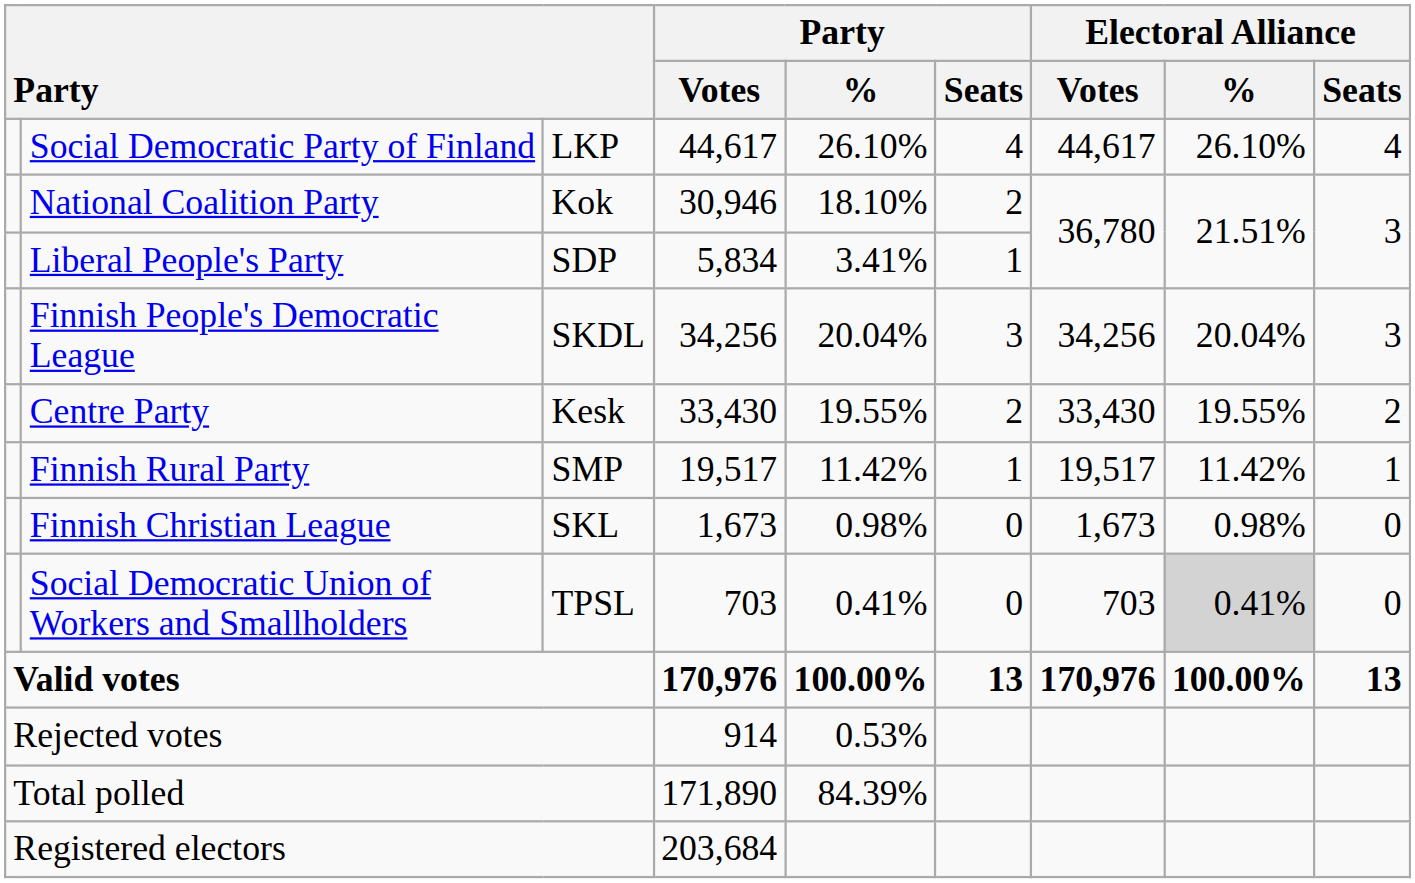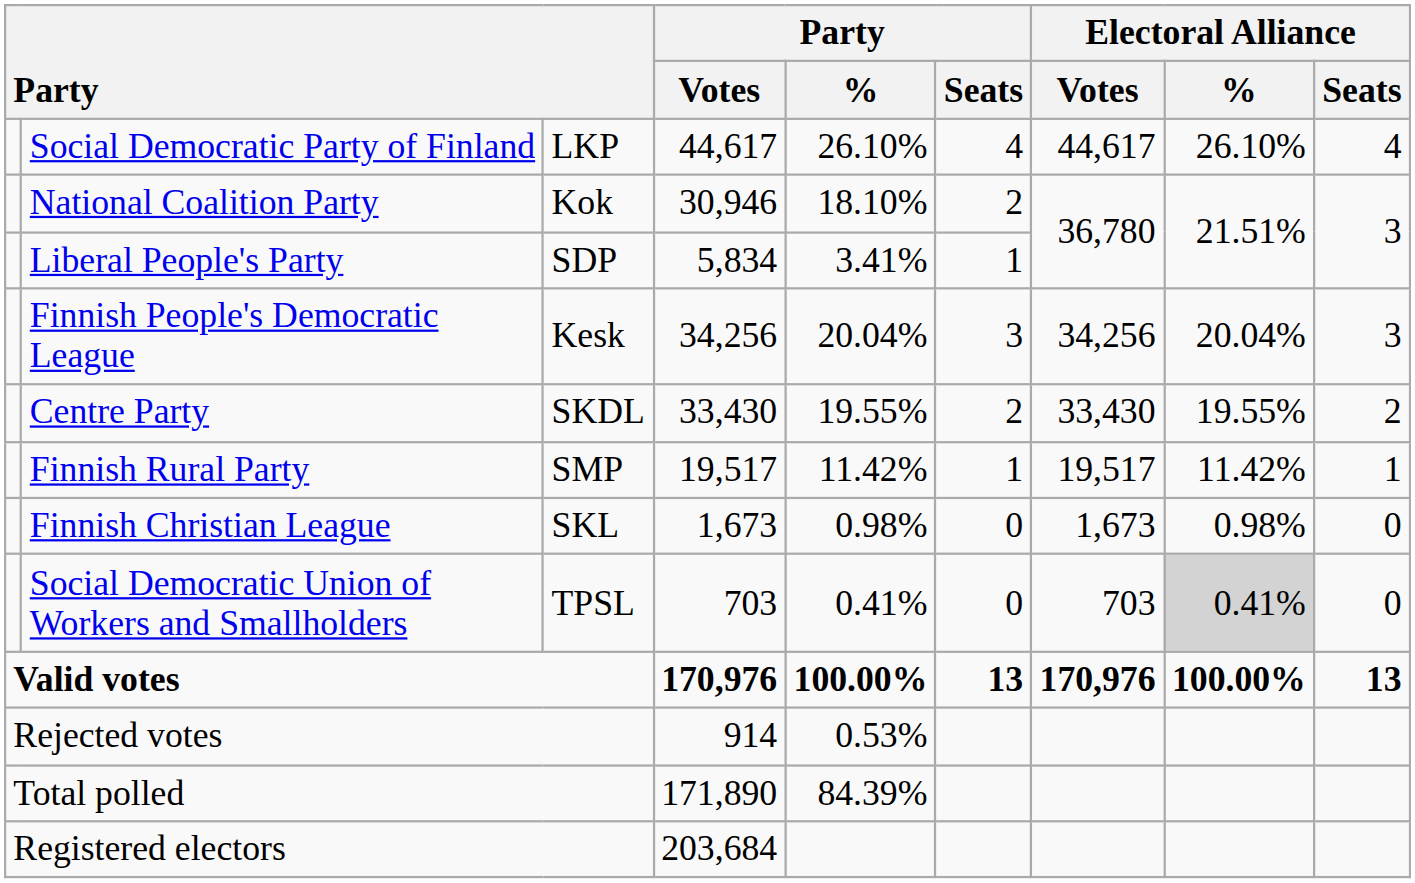(598, 335) SKDL -> (588, 335) Kesk
(588, 412) Kesk -> (598, 412) SKDL
